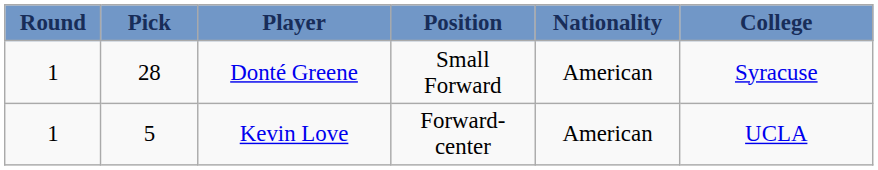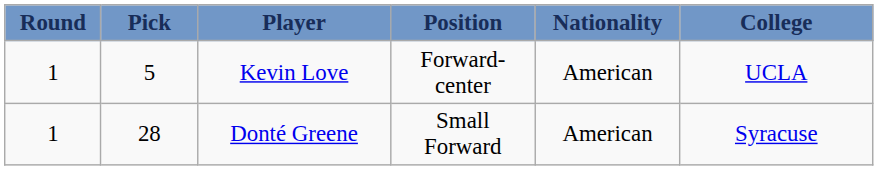rows swapped: (294, 133) <-> (294, 71)
